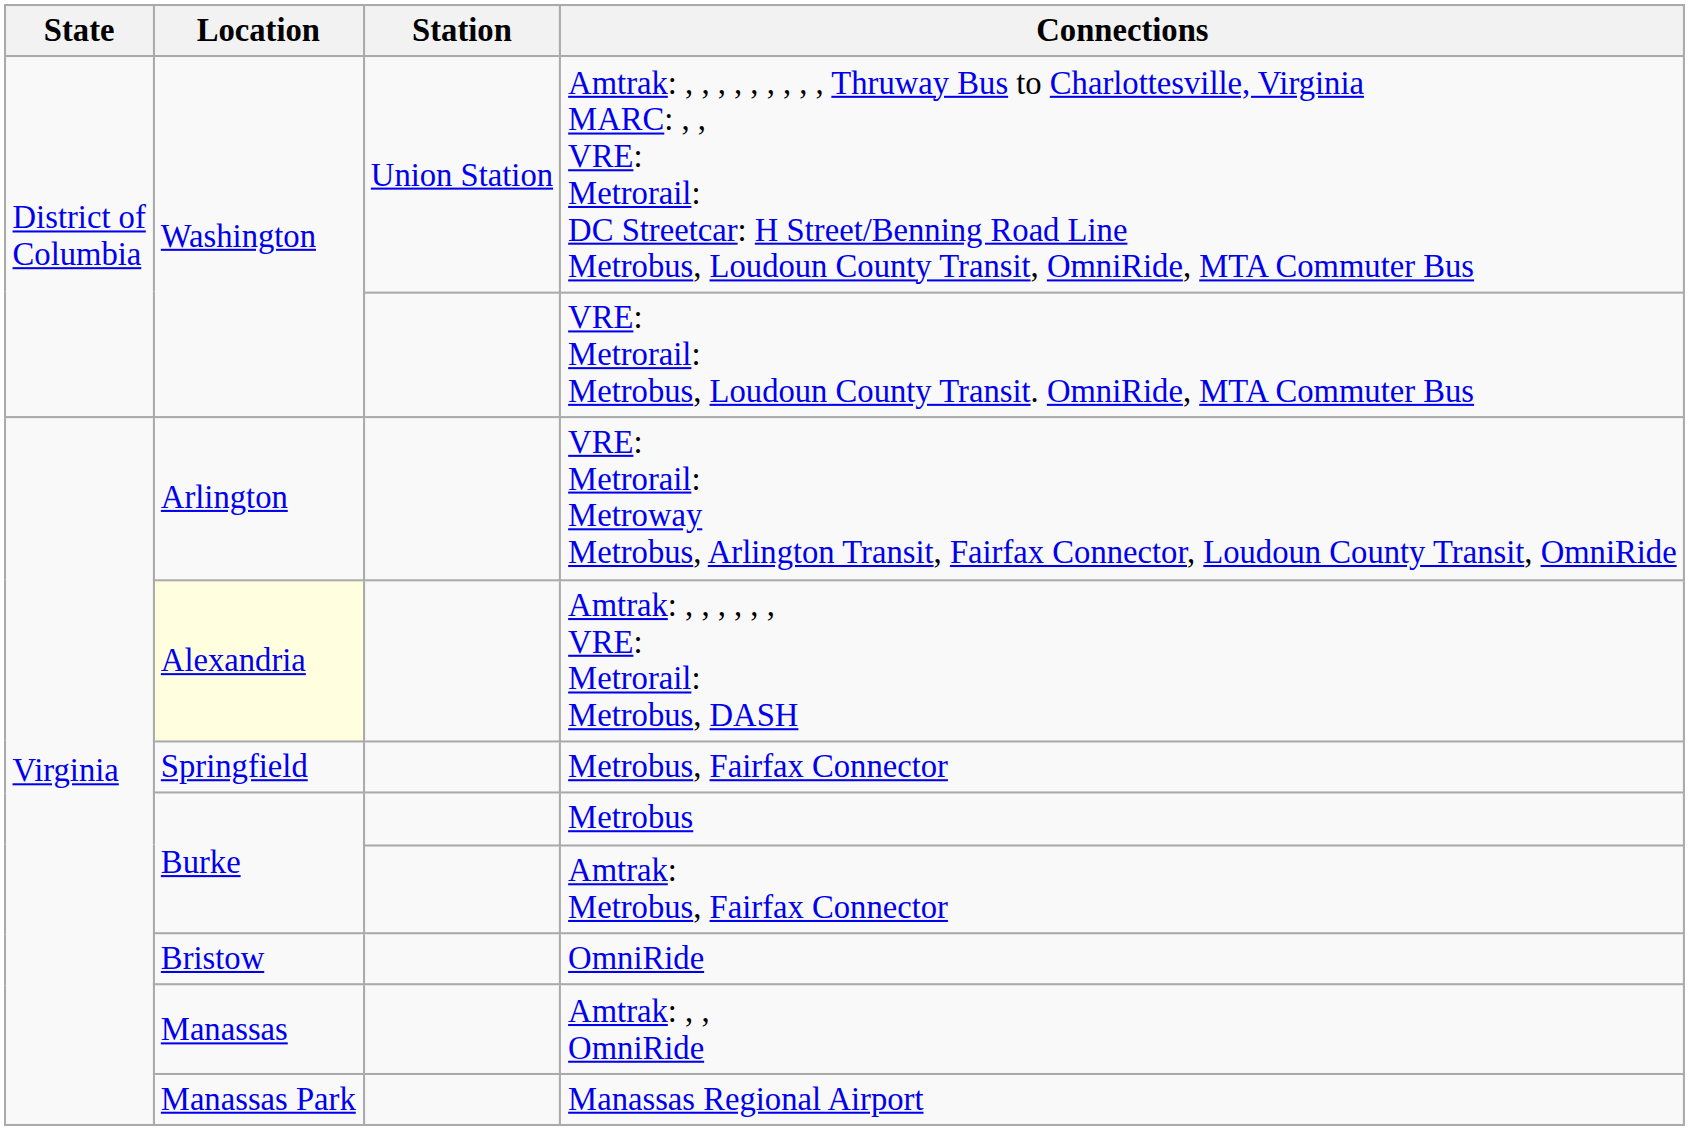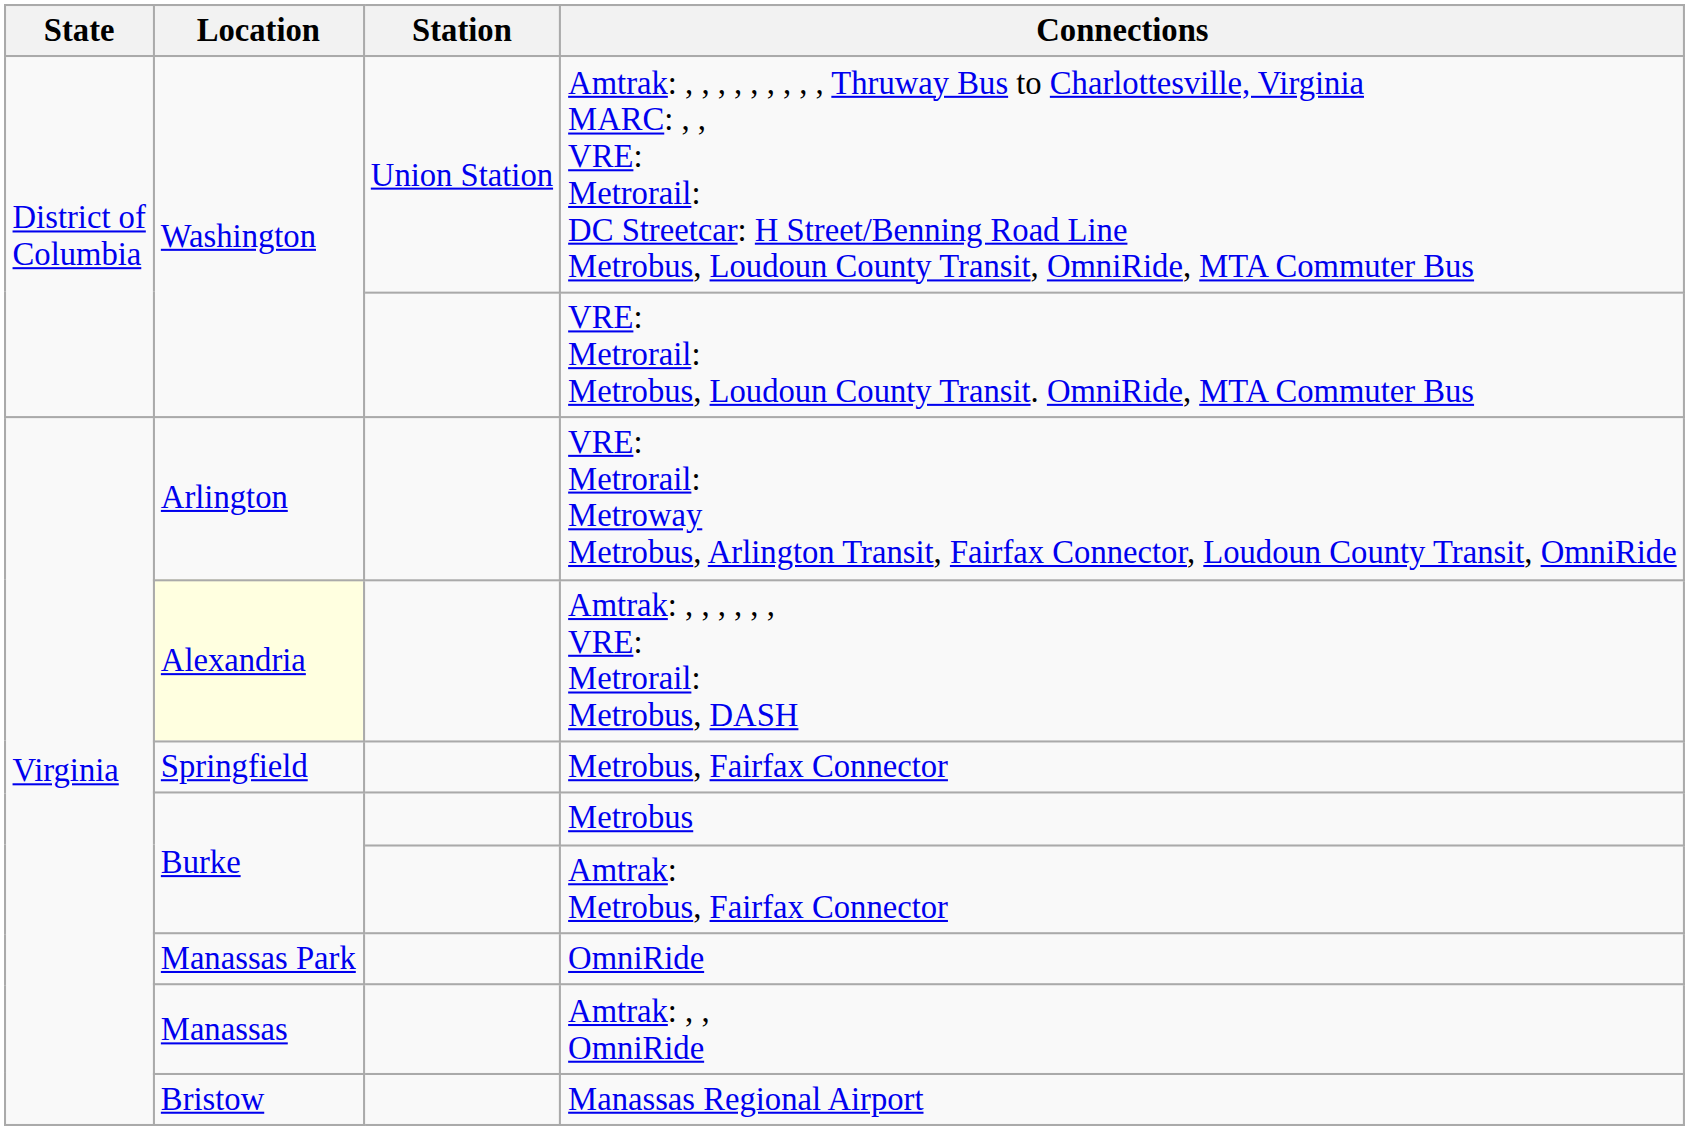(213, 958) Bristow -> (258, 958) Manassas Park
(258, 1098) Manassas Park -> (213, 1098) Bristow
